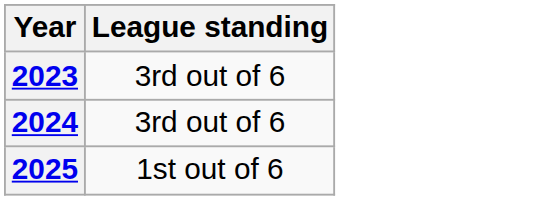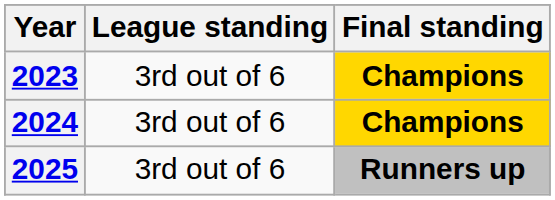+ column: (443, 28)
(210, 169) 1st out of 6 -> (210, 169) 3rd out of 6
